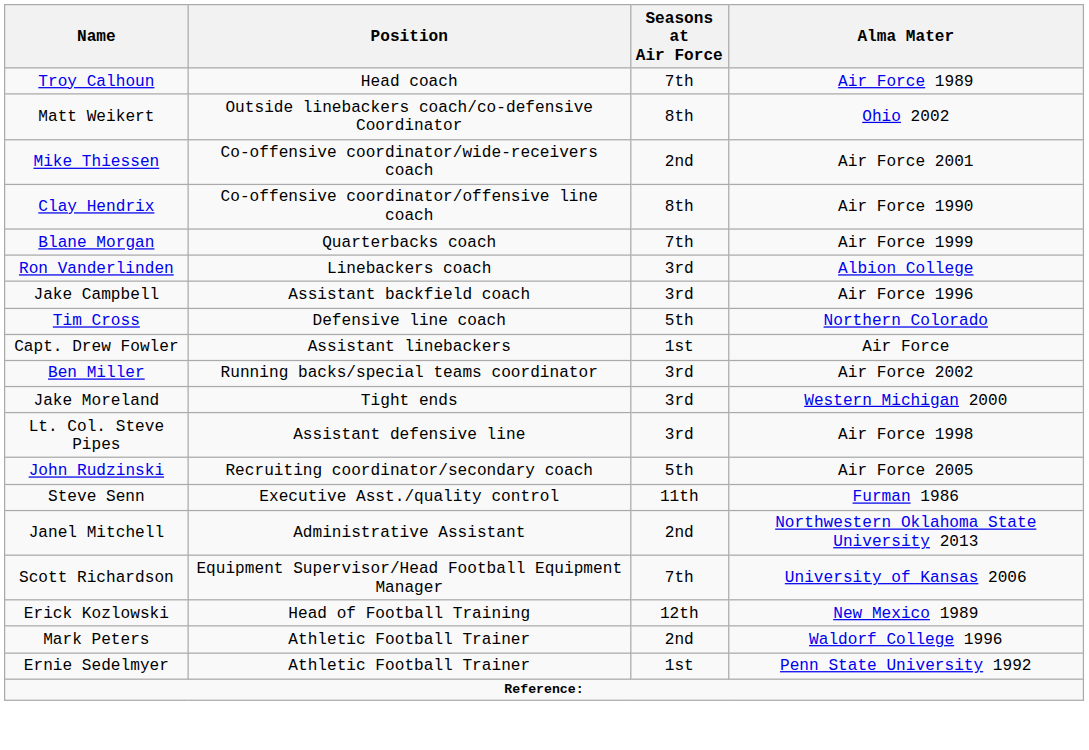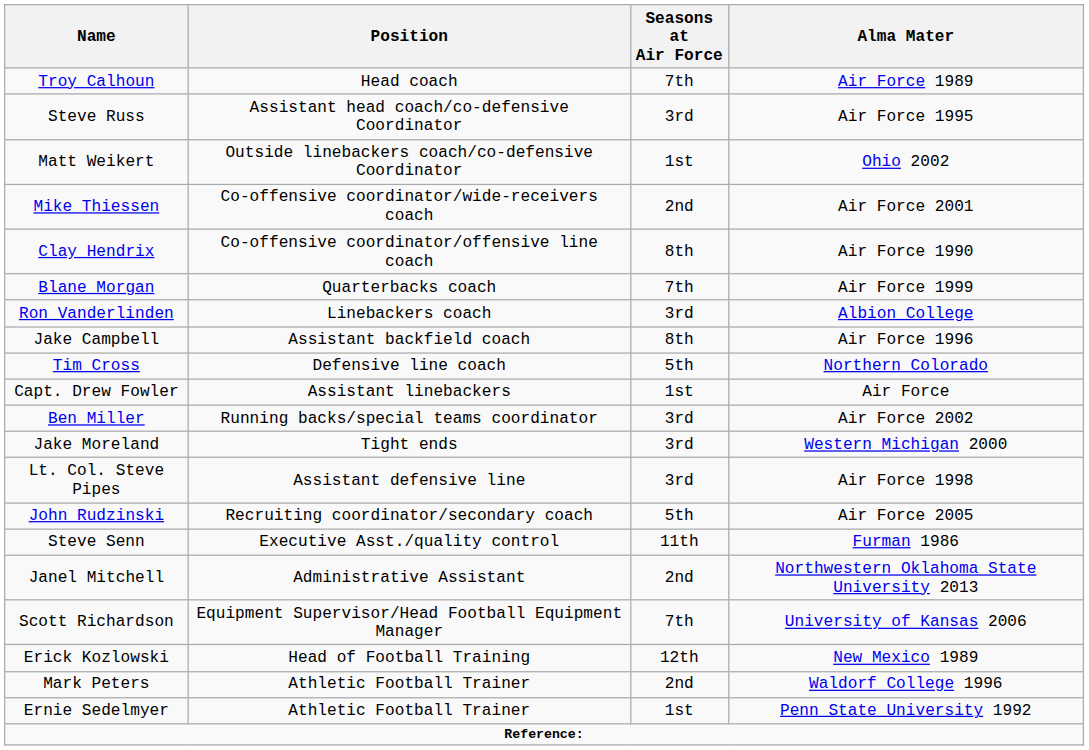+ row: (96, 117)
(679, 117) 8th -> (679, 162) 1st
(679, 295) 3rd -> (679, 340) 8th
